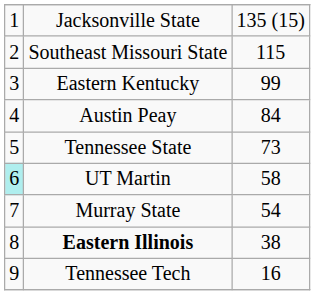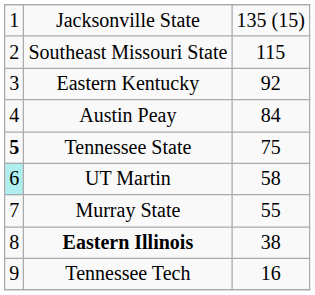(271, 83) 99 -> (271, 83) 92
(14, 147) normal -> (14, 147) bold
(271, 147) 73 -> (271, 147) 75
(271, 210) 54 -> (271, 210) 55
